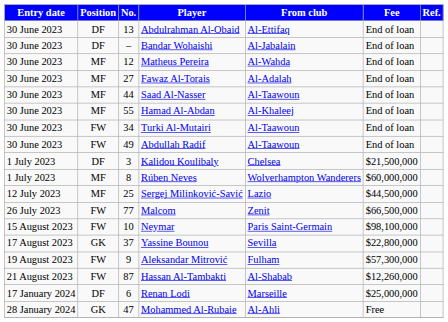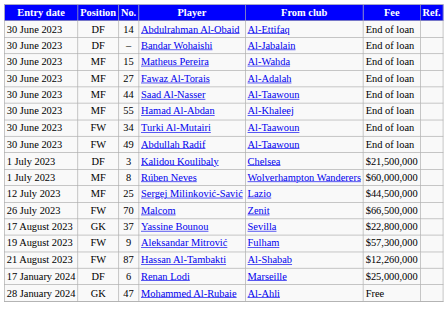(129, 29) 13 -> (129, 29) 14
(129, 62) 12 -> (129, 62) 15
(129, 210) 77 -> (129, 210) 70
- row: (158, 227)
